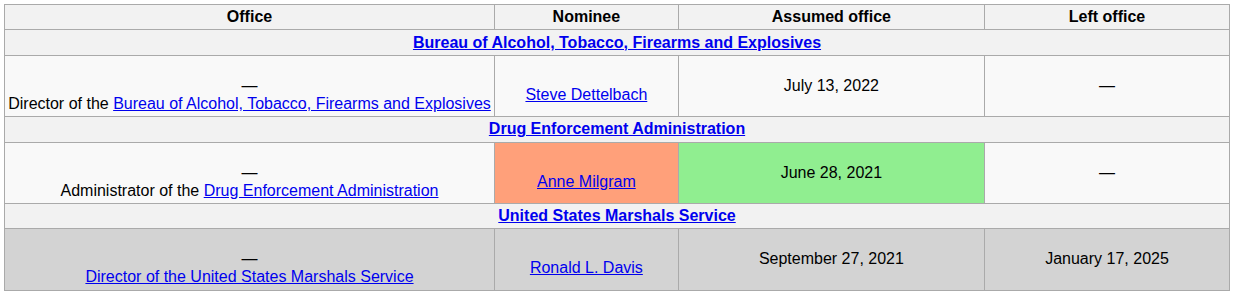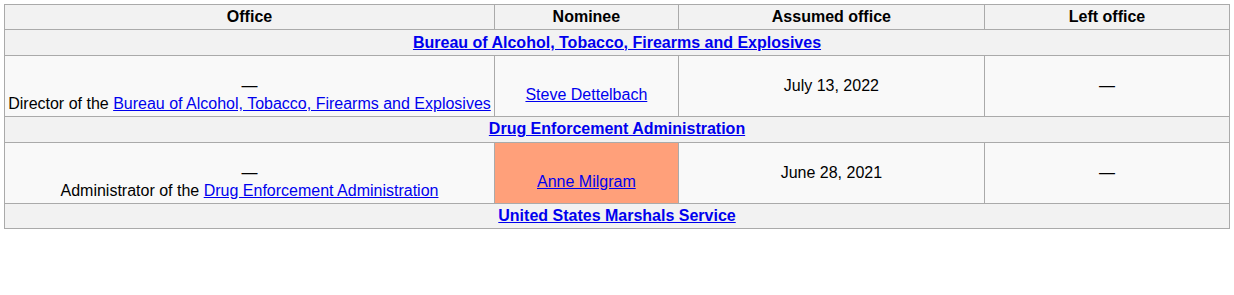(831, 172) lightgreen background -> (831, 172) no background
- row: (249, 268)
